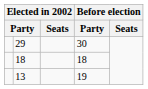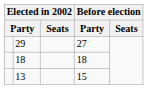(82, 44) 30 -> (82, 44) 27
(82, 76) 19 -> (82, 76) 15
